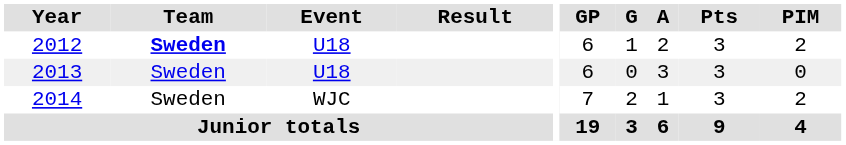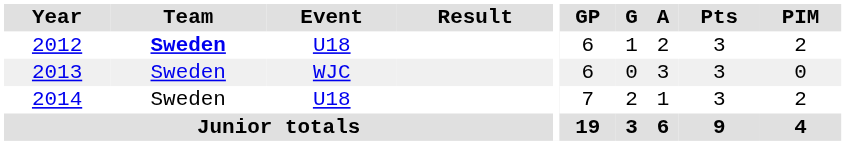(332, 72) U18 -> (332, 72) WJC
(332, 100) WJC -> (332, 100) U18
